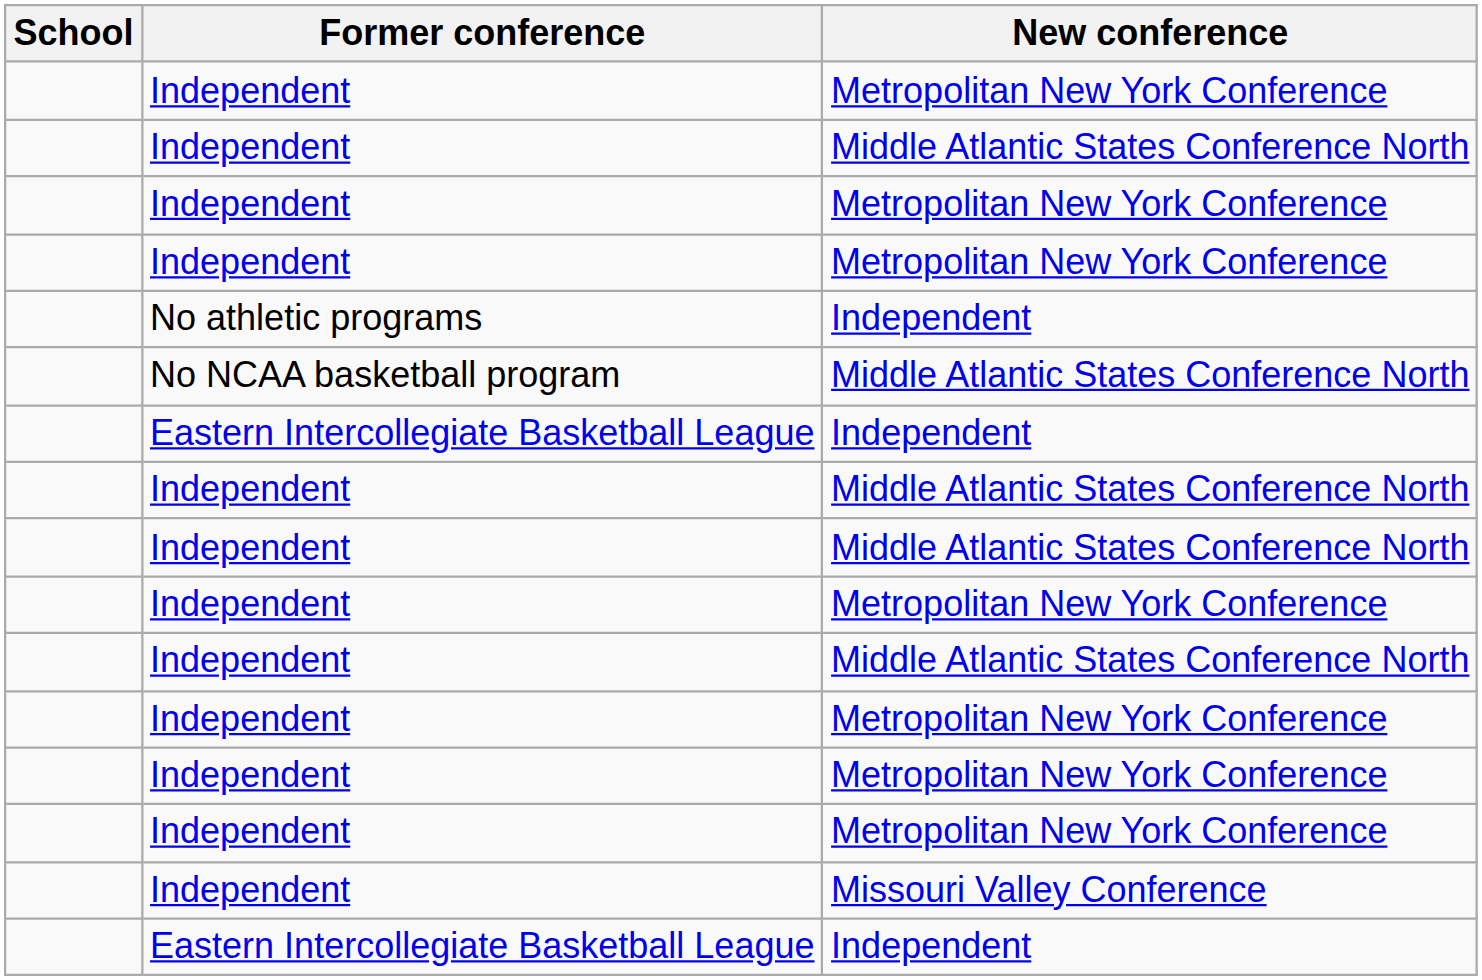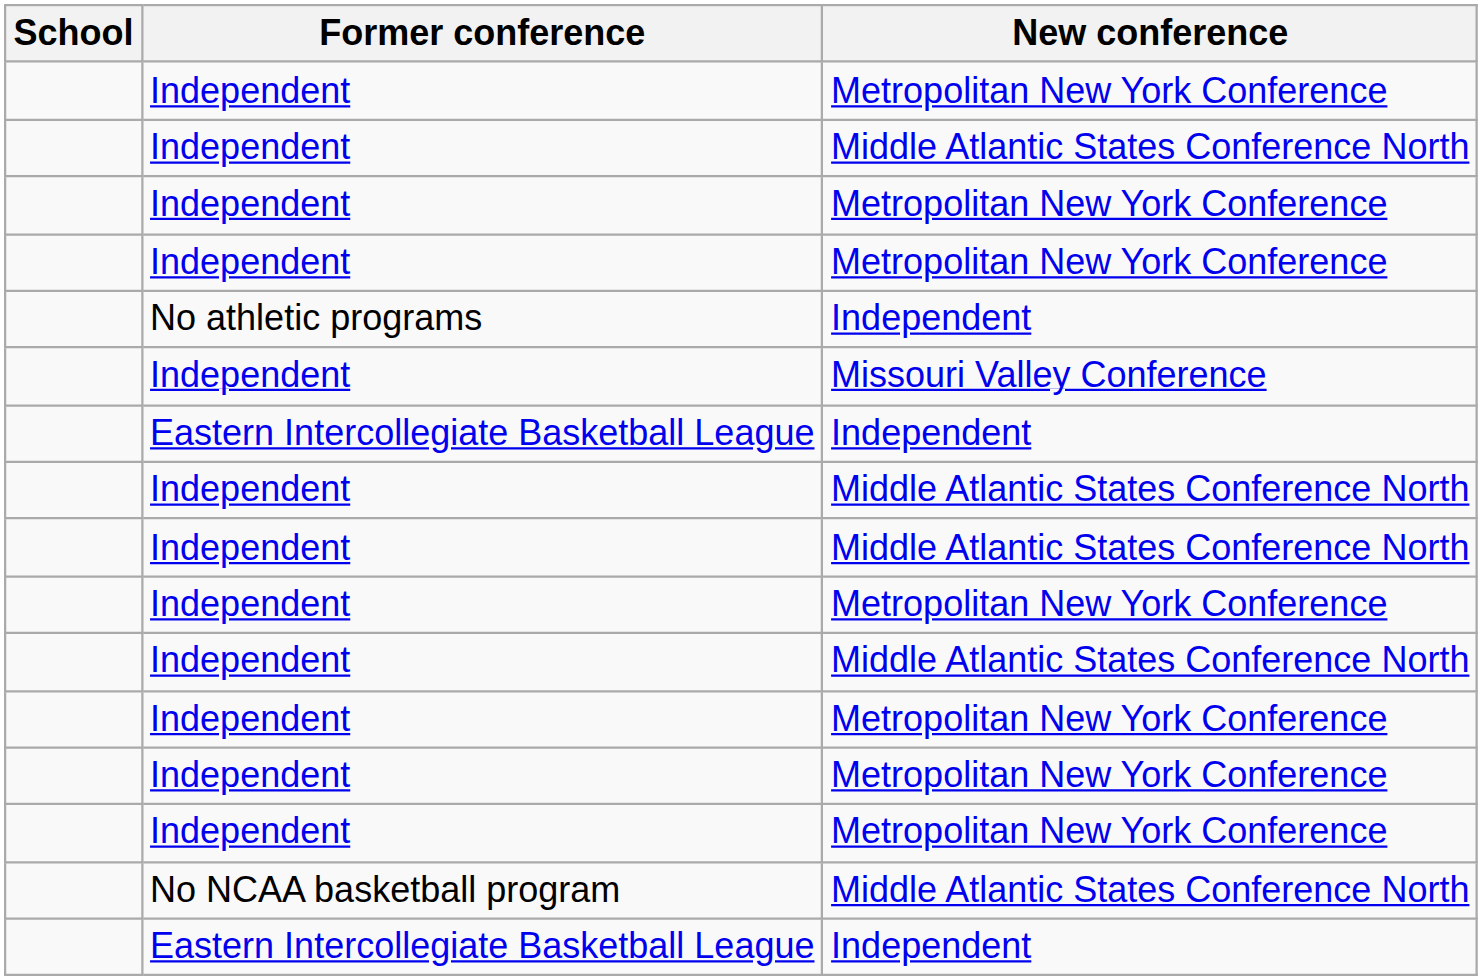rows swapped: (385, 375) <-> (250, 889)
